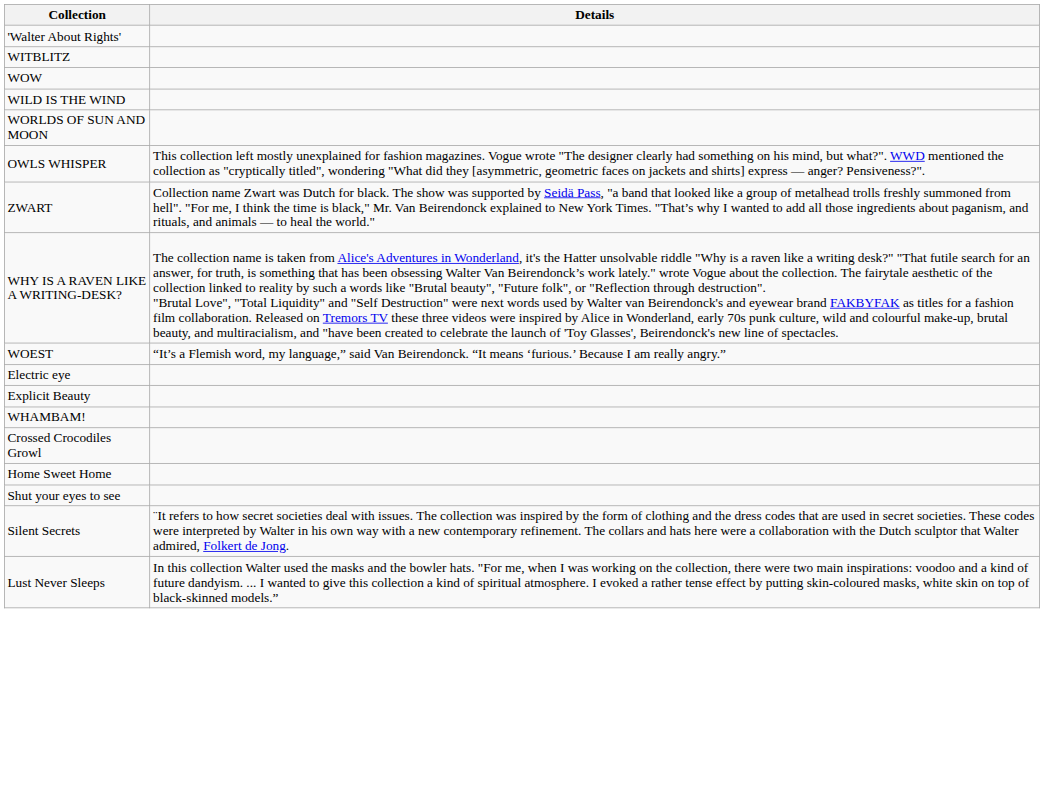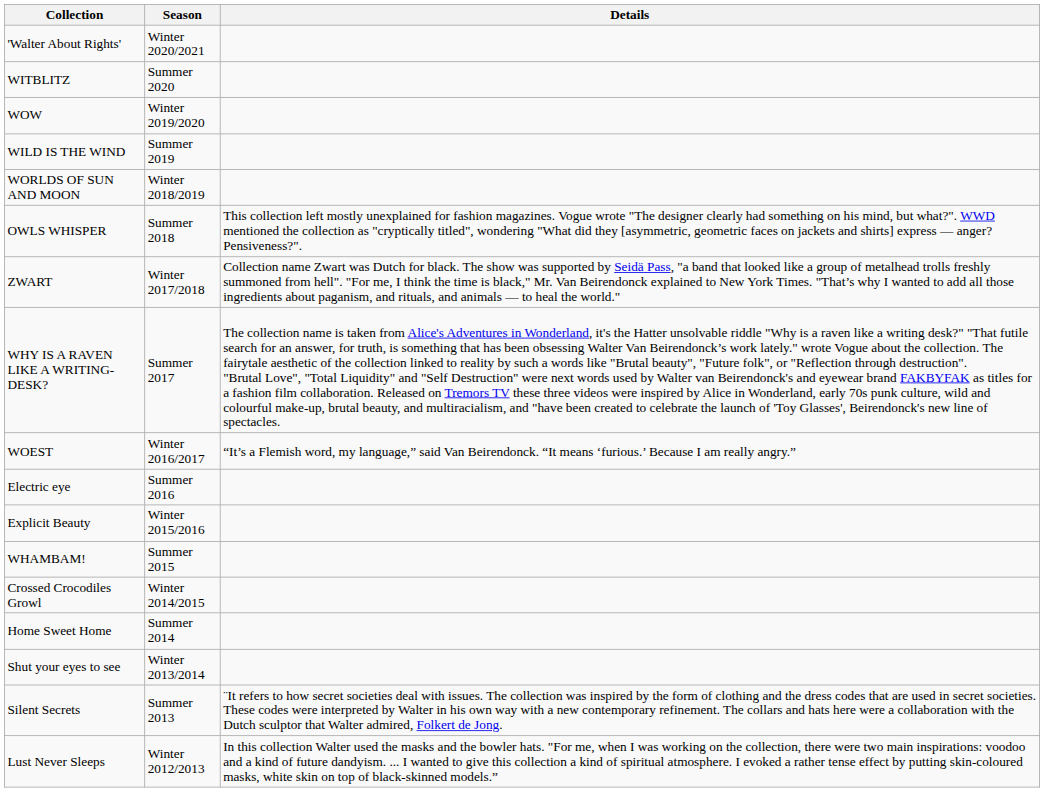+ column: (182, 15)
